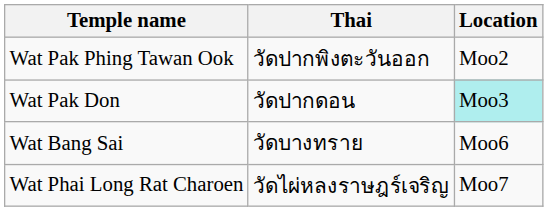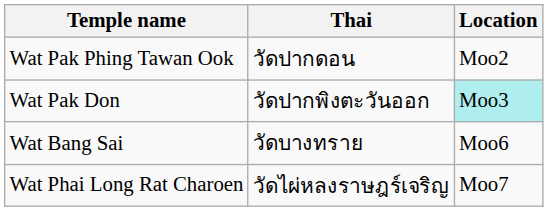(341, 59) วัดปากพิงตะวันออก -> (304, 59) วัดปากดอน
(304, 101) วัดปากดอน -> (341, 101) วัดปากพิงตะวันออก
